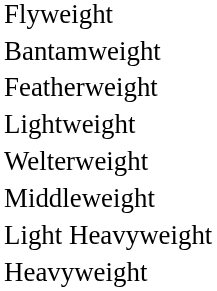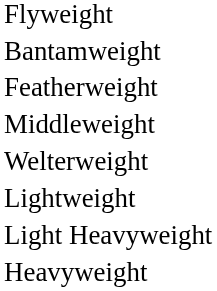rows swapped: (70, 124) <-> (79, 198)
